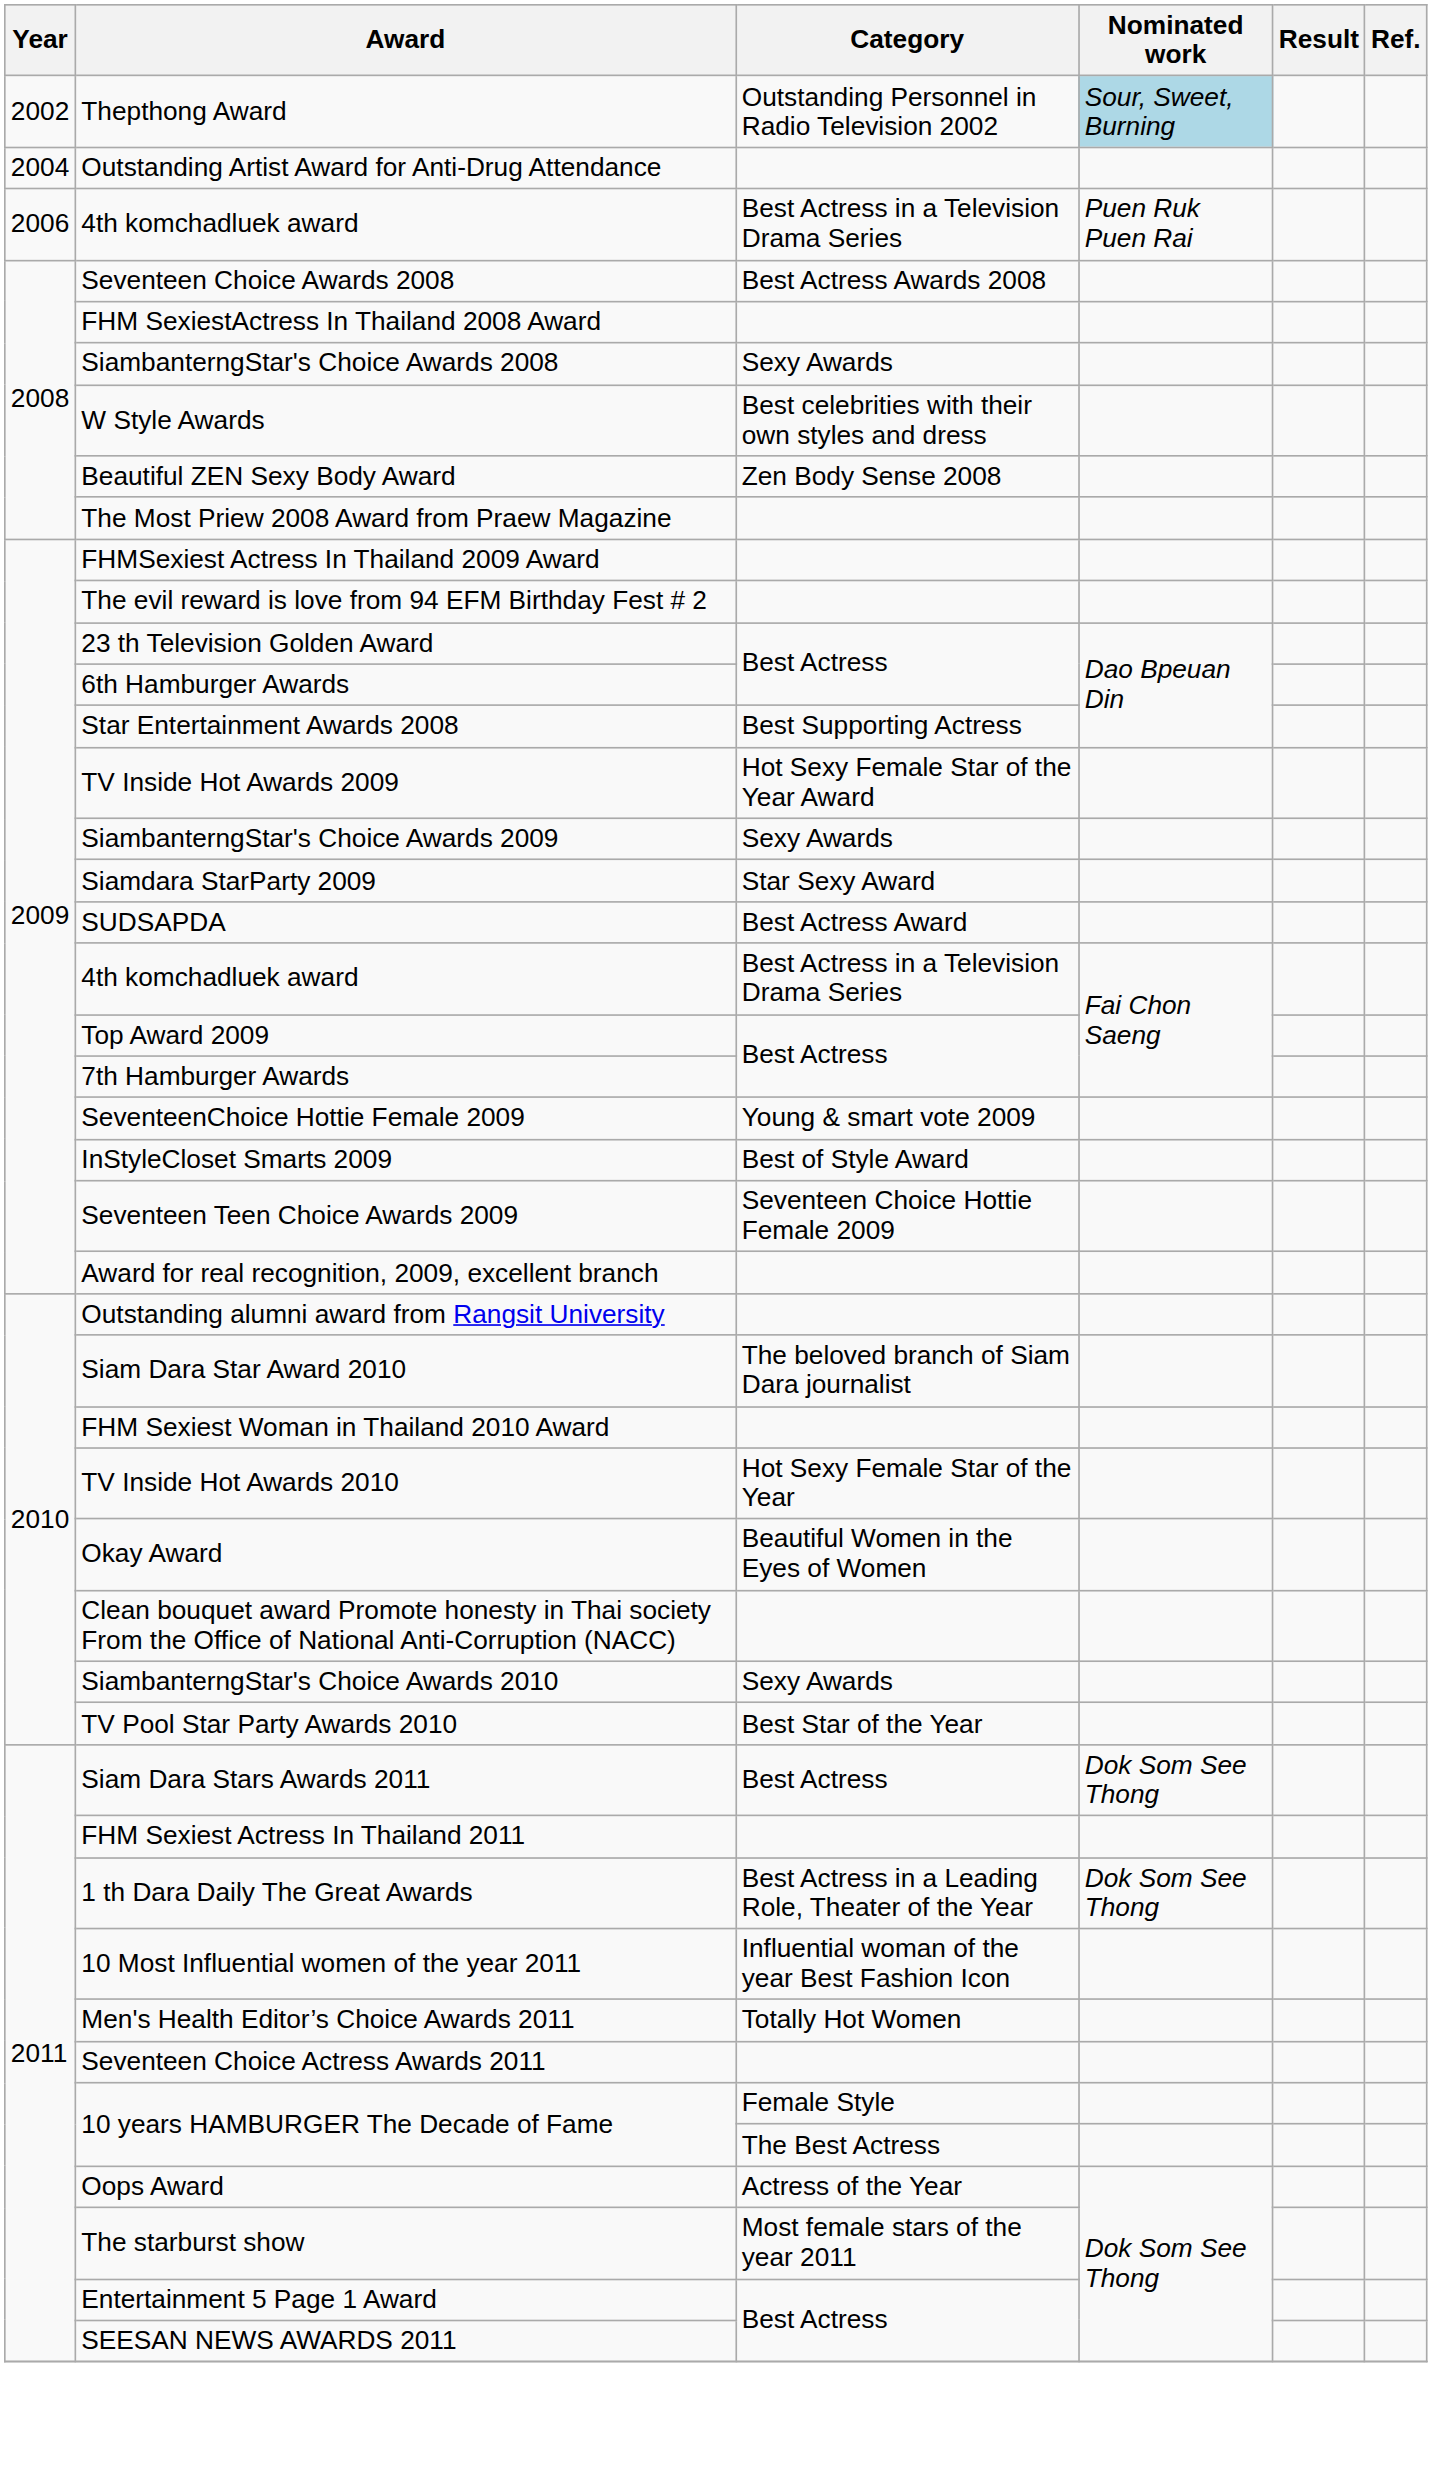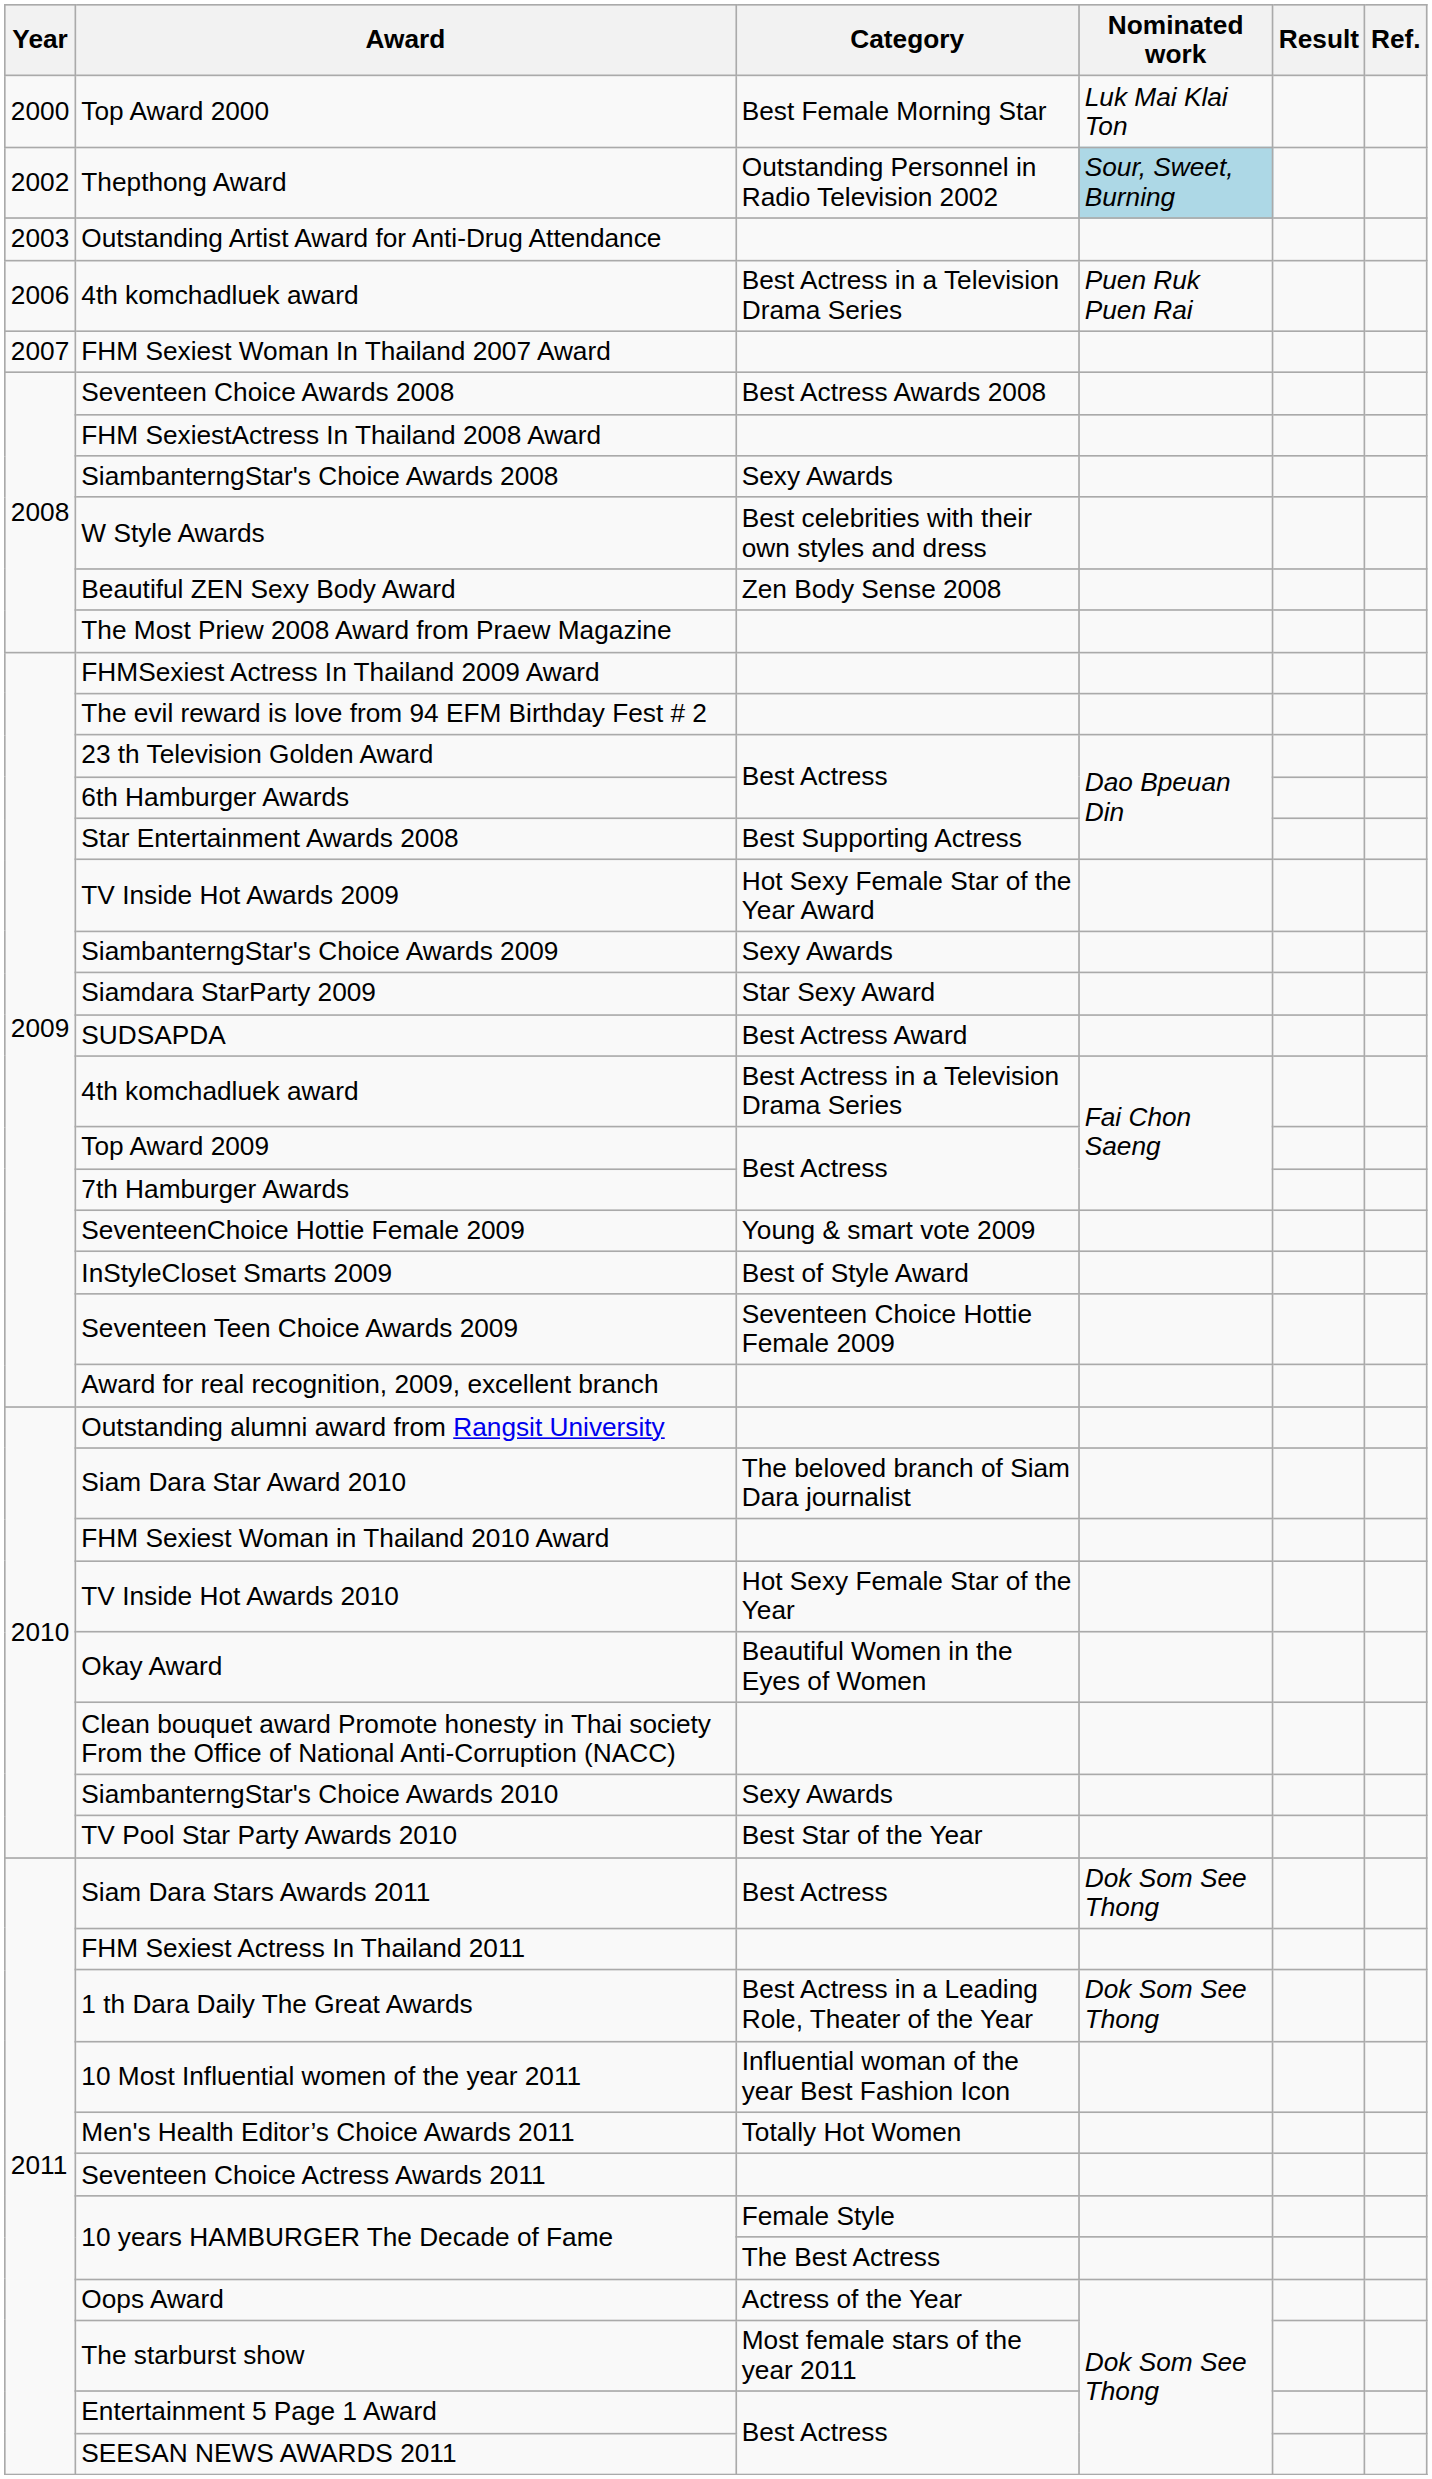+ row: (175, 111)
(40, 167) 2004 -> (40, 238) 2003
+ row: (346, 351)
